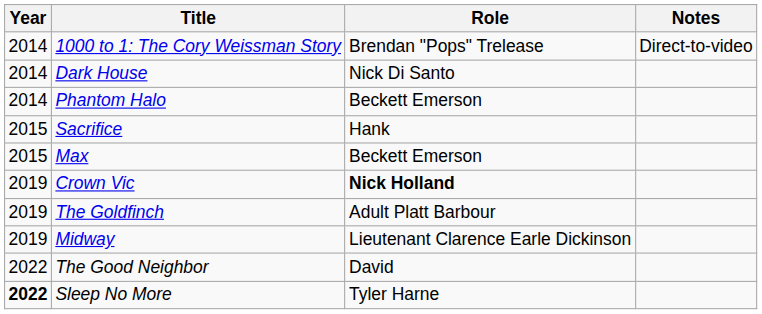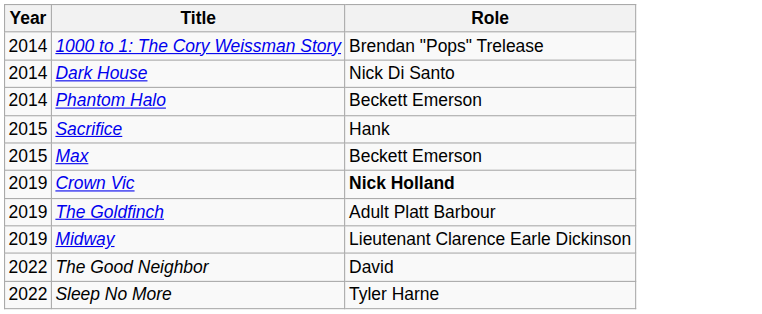- column: (696, 18)
(28, 294) bold -> (28, 294) normal
